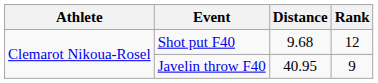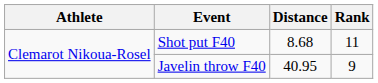(300, 41) 9.68 -> (300, 41) 8.68
(352, 41) 12 -> (352, 41) 11
